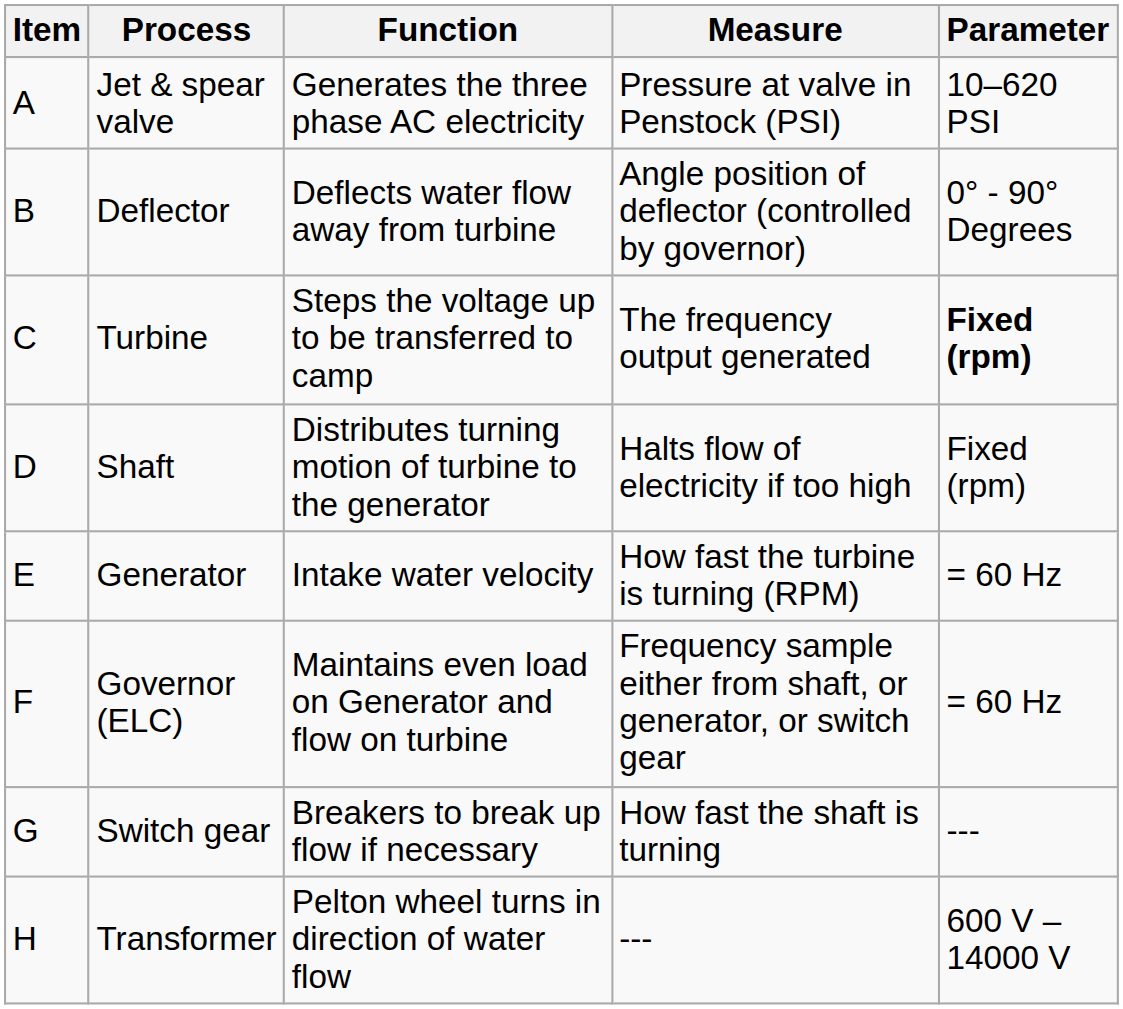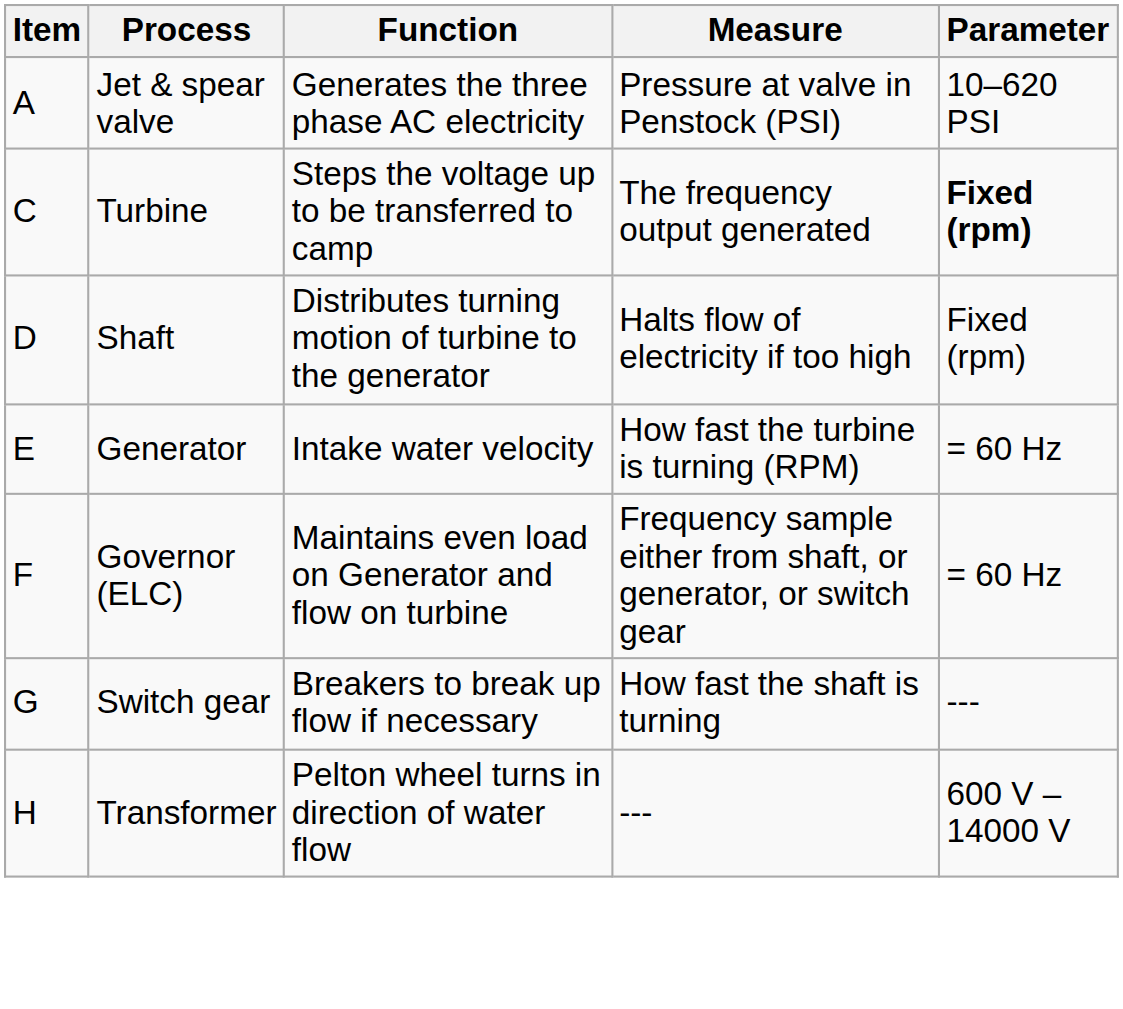- row: (163, 211)
